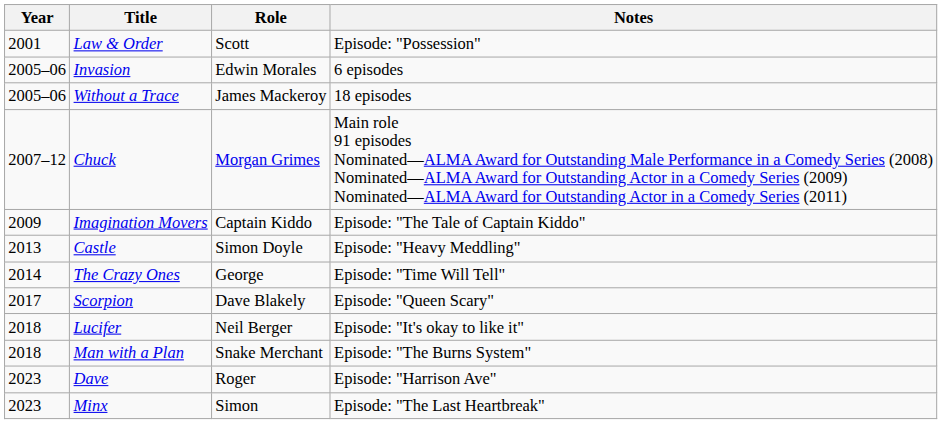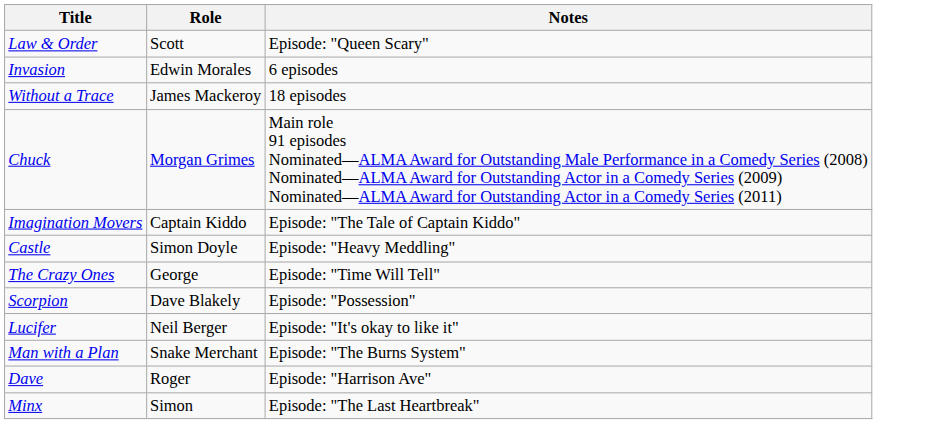- column: (37, 17)
(407, 43) Episode: "Possession" -> (349, 43) Episode: "Queen Scary"
(414, 300) Episode: "Queen Scary" -> (342, 300) Episode: "Possession"
